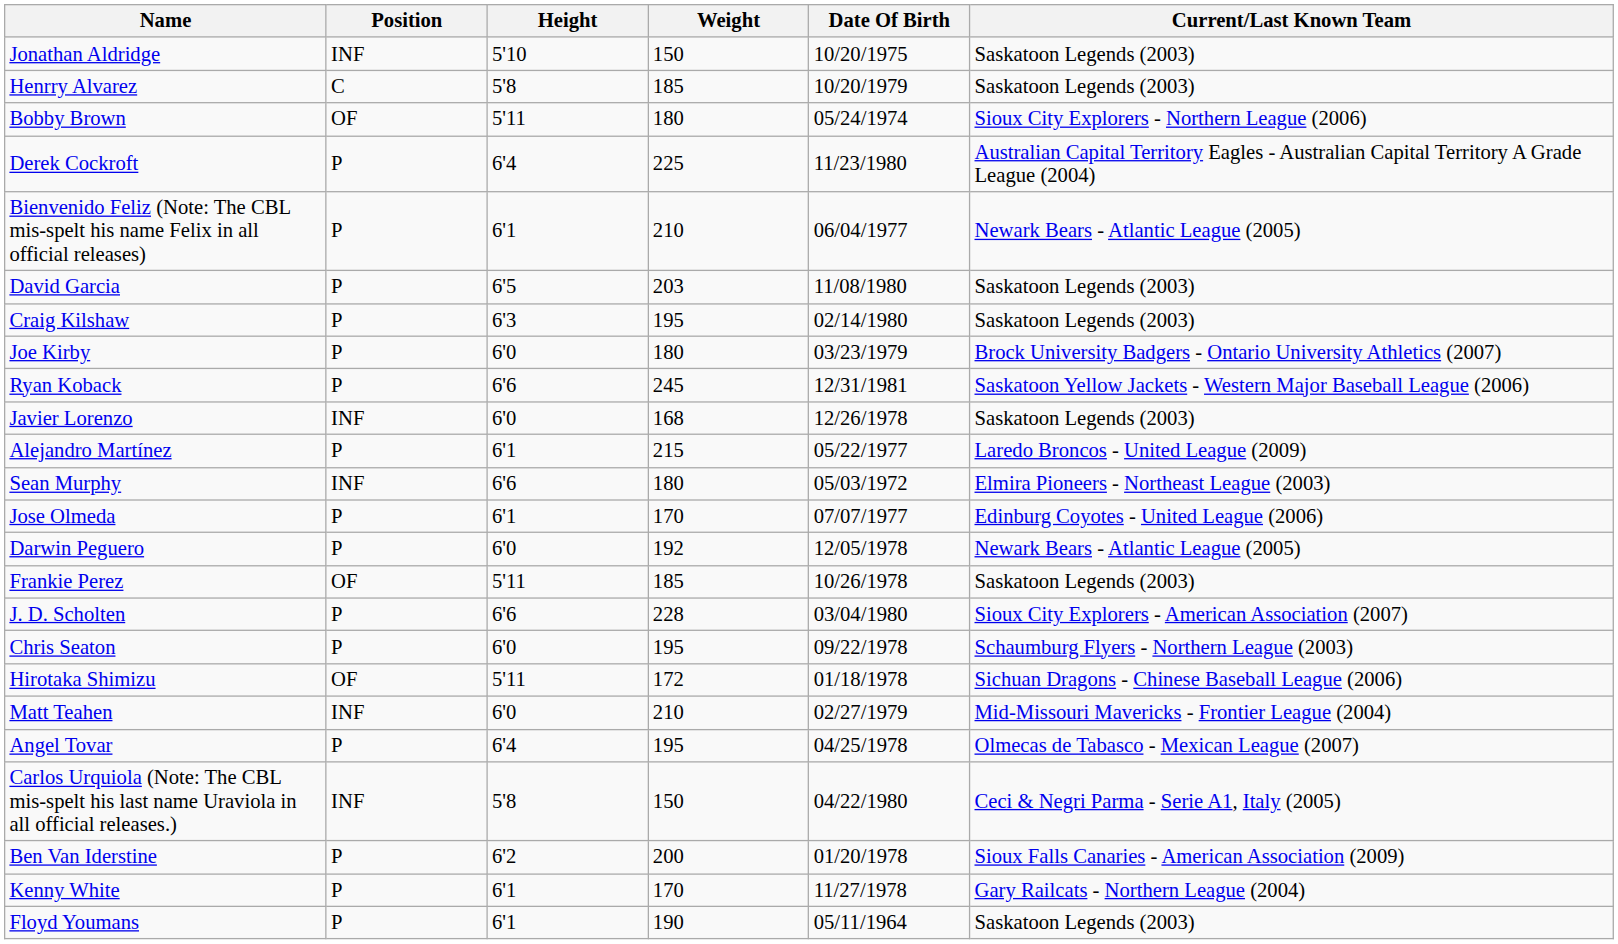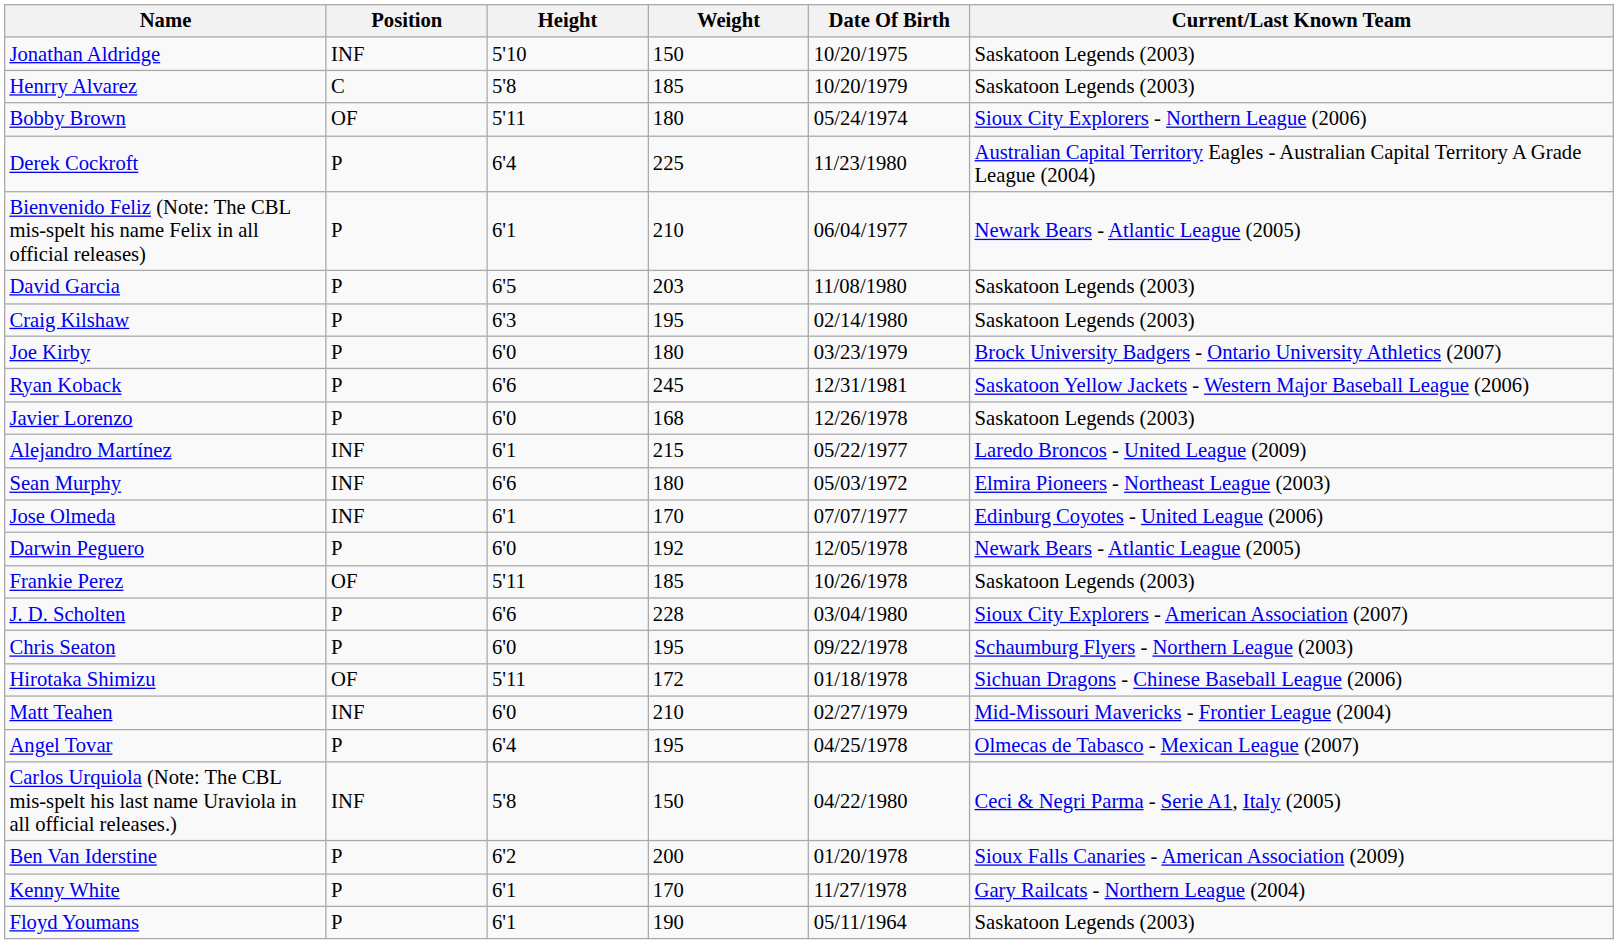(348, 417) INF -> (337, 417) P
(337, 450) P -> (348, 450) INF
(337, 516) P -> (348, 516) INF
